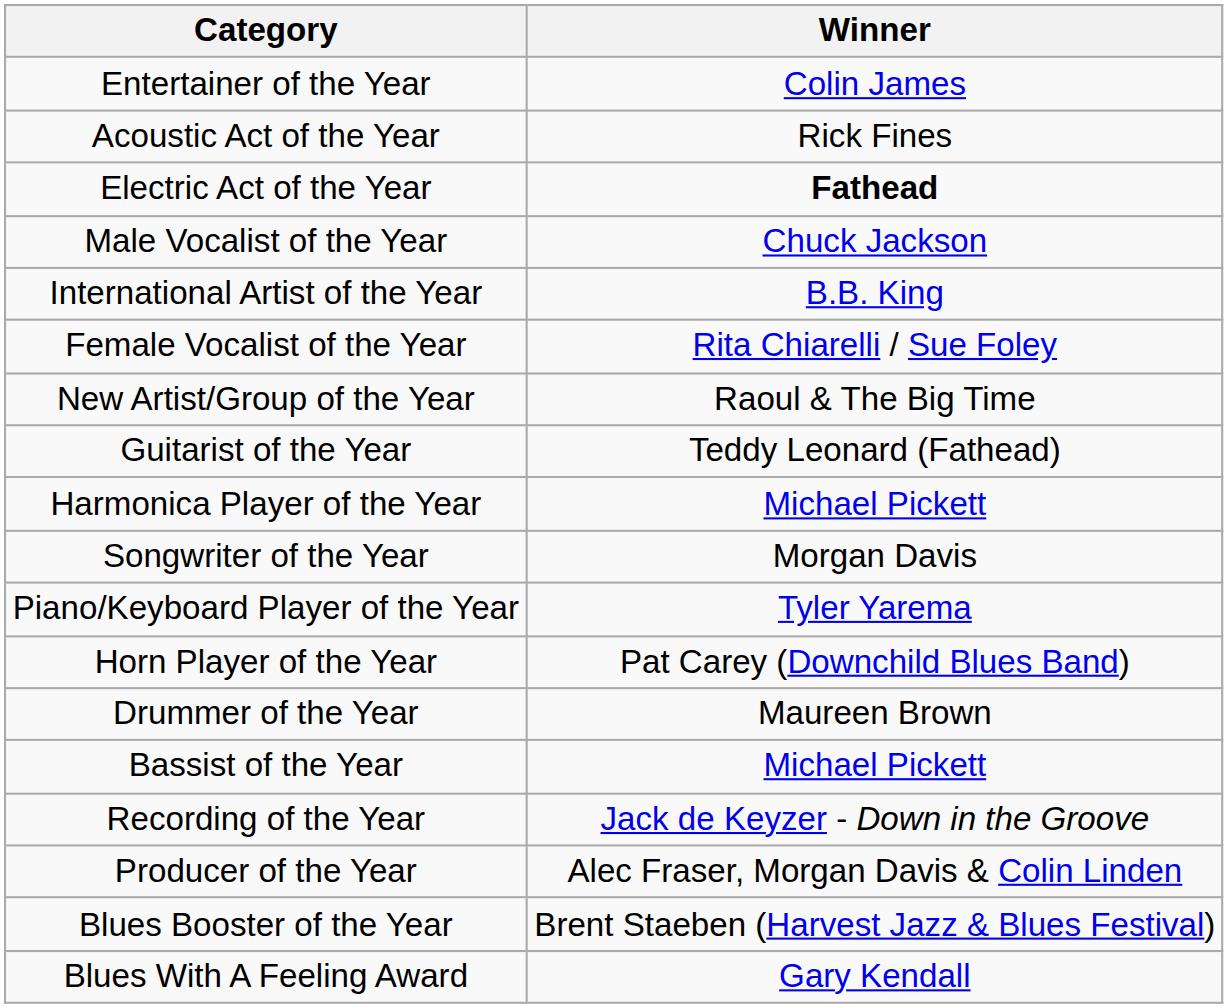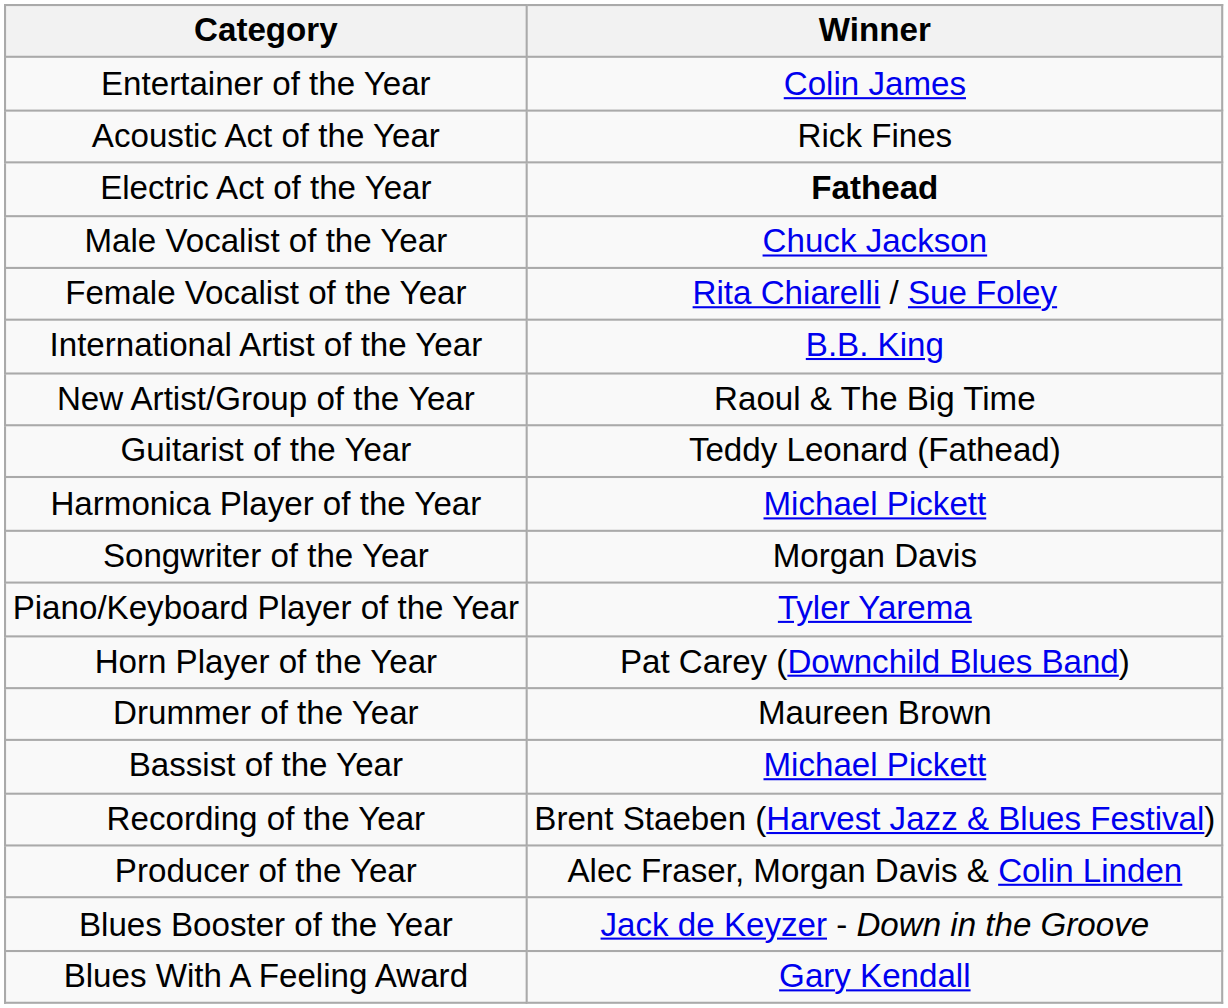rows swapped: (266, 345) <-> (266, 293)
(875, 818) Jack de Keyzer - Down in the Groove -> (875, 818) Brent Staeben (Harvest Jazz & Blues Festival)
(875, 923) Brent Staeben (Harvest Jazz & Blues Festival) -> (875, 923) Jack de Keyzer - Down in the Groove
